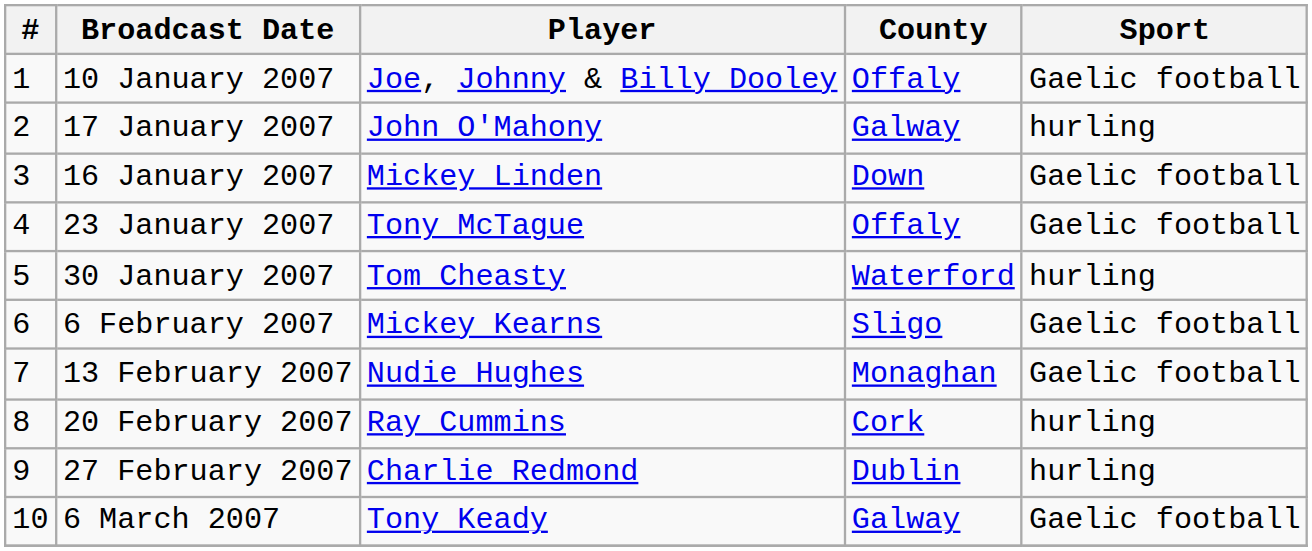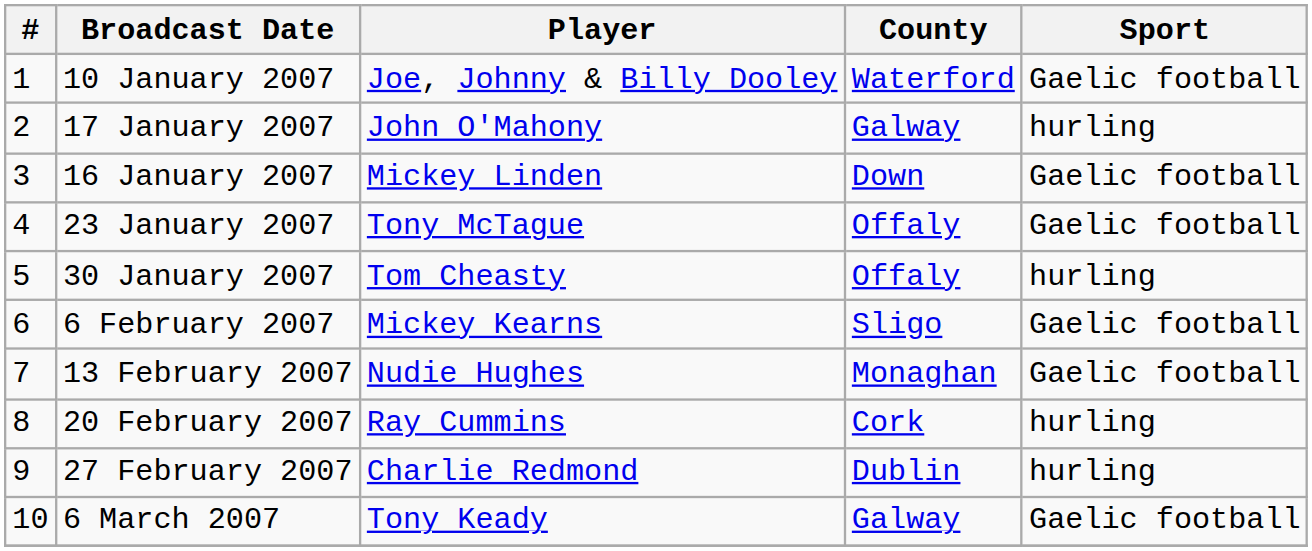(906, 79) Offaly -> (933, 79) Waterford
(933, 276) Waterford -> (906, 276) Offaly
